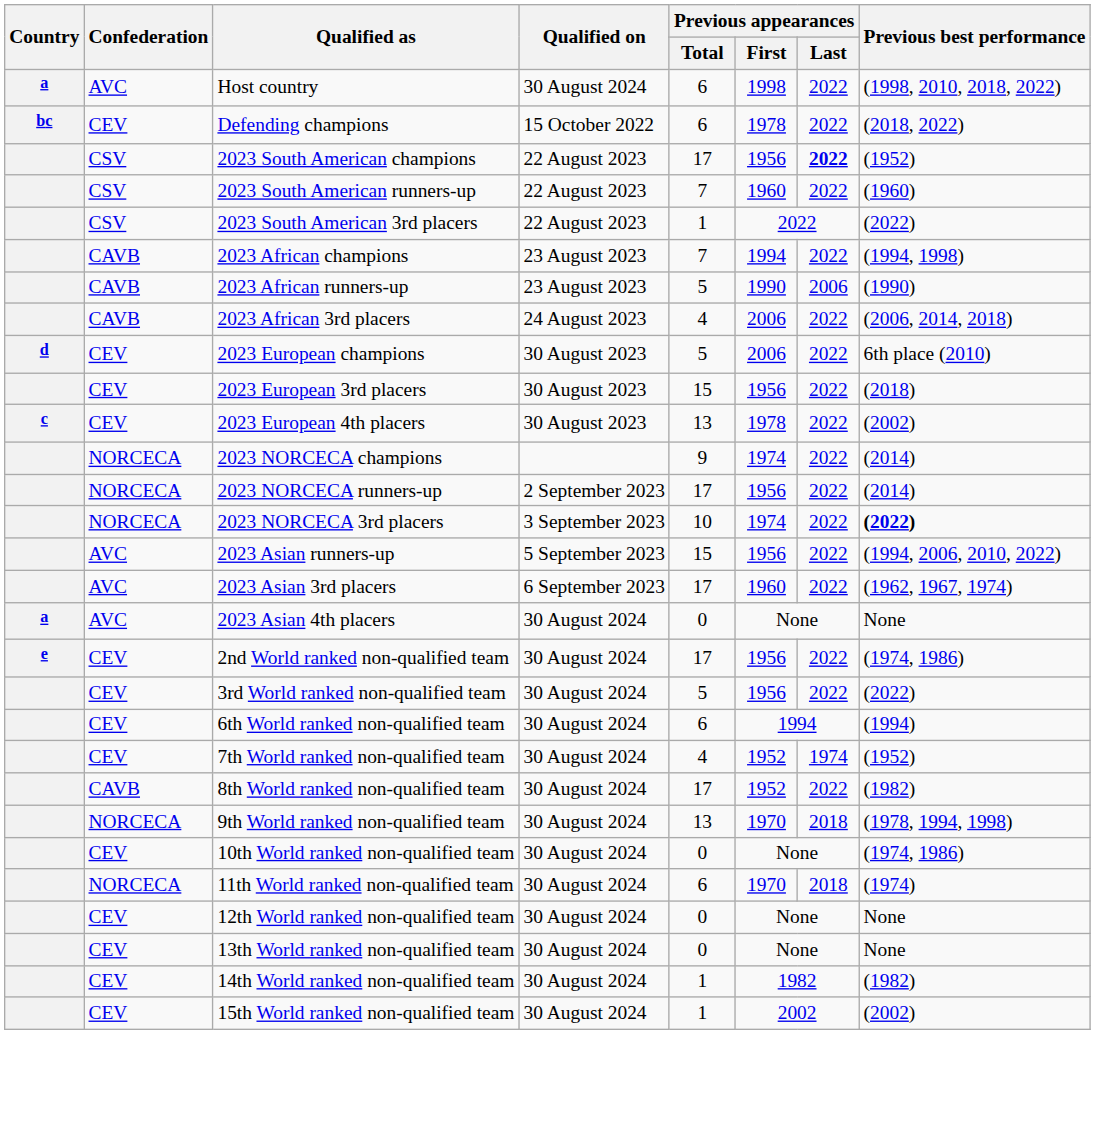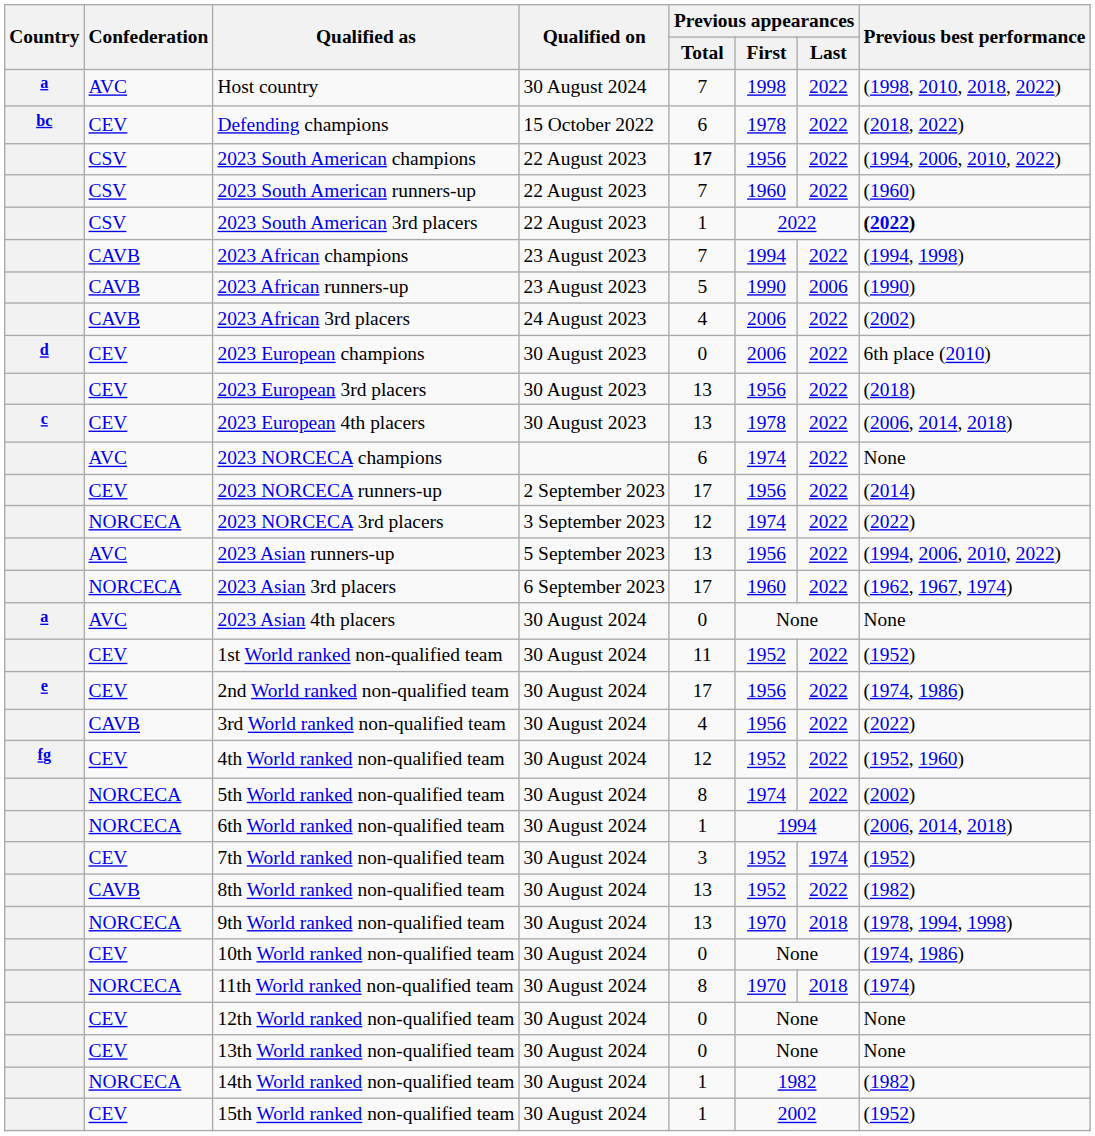(702, 87) 6 -> (702, 87) 7
(702, 159) normal -> (702, 159) bold
(828, 159) bold -> (828, 159) normal
(889, 159) (1952) -> (962, 159) (1994, 2006, 2010, 2022)
(889, 223) normal -> (889, 223) bold
(938, 319) (2006, 2014, 2018) -> (889, 319) (2002)
(702, 354) 5 -> (702, 354) 0
(702, 388) 15 -> (702, 388) 13
(889, 423) (2002) -> (938, 423) (2006, 2014, 2018)
(135, 458) NORCECA -> (108, 458) AVC
(702, 458) 9 -> (702, 458) 6
(889, 458) (2014) -> (885, 458) None
(135, 490) NORCECA -> (108, 490) CEV
(702, 522) 10 -> (702, 522) 12
(889, 522) bold -> (889, 522) normal
(702, 554) 15 -> (702, 554) 13
(108, 586) AVC -> (135, 586) NORCECA
+ row: (360, 655)
(108, 692) CEV -> (114, 724) CAVB
(702, 692) 5 -> (702, 724) 4
+ row: (361, 759)
+ row: (361, 794)
(108, 724) CEV -> (135, 826) NORCECA
(702, 724) 6 -> (702, 826) 1
(889, 724) (1994) -> (938, 826) (2006, 2014, 2018)
(702, 757) 4 -> (702, 858) 3
(702, 789) 17 -> (702, 890) 13
(702, 885) 6 -> (702, 986) 8
(108, 981) CEV -> (135, 1082) NORCECA
(889, 1013) (2002) -> (889, 1114) (1952)
